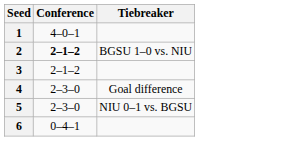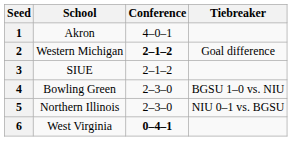+ column: (80, 13)
(146, 51) BGSU 1–0 vs. NIU -> (238, 51) Goal difference
(146, 88) Goal difference -> (238, 88) BGSU 1–0 vs. NIU
(65, 126) normal -> (157, 126) bold
